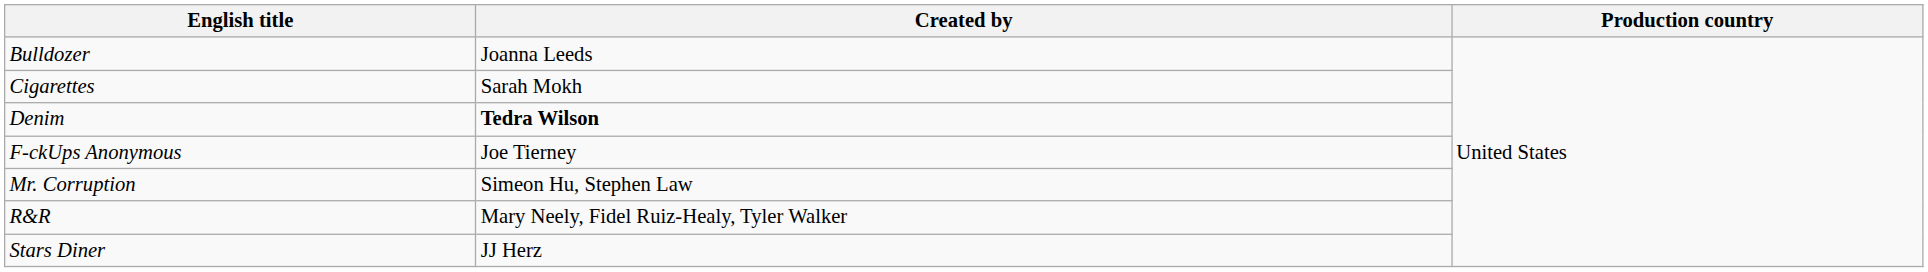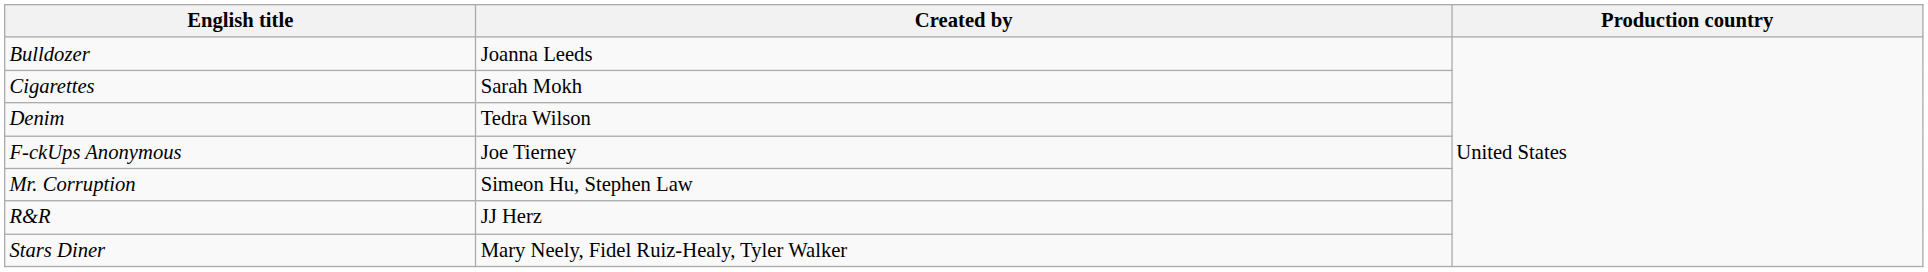(540, 119) bold -> (536, 119) normal
(664, 217) Mary Neely, Fidel Ruiz-Healy, Tyler Walker -> (511, 217) JJ Herz
(511, 250) JJ Herz -> (664, 250) Mary Neely, Fidel Ruiz-Healy, Tyler Walker
